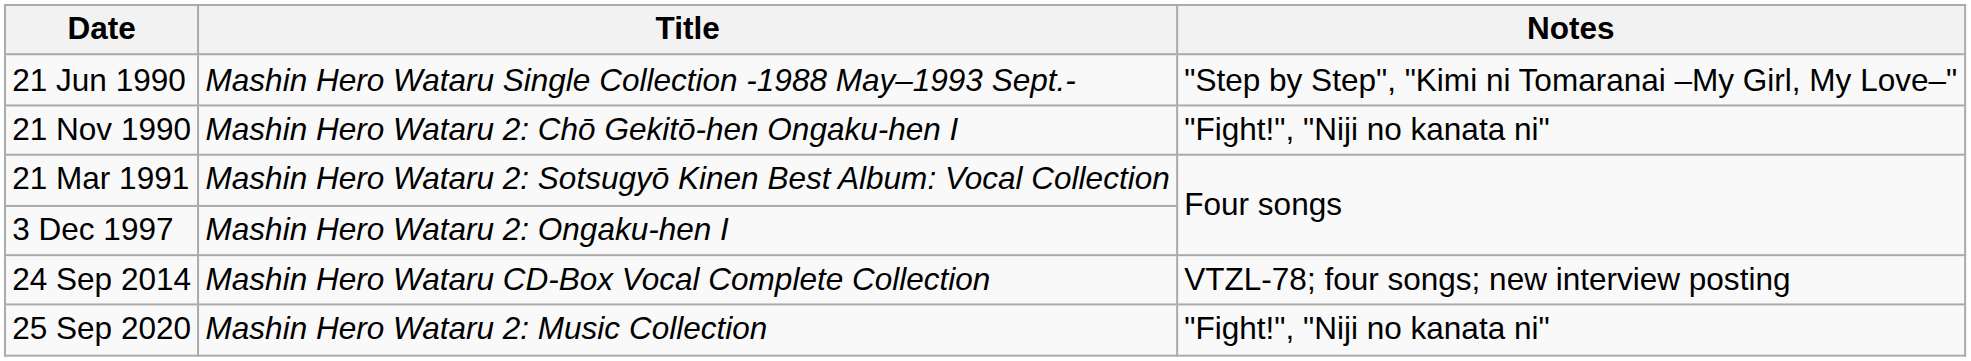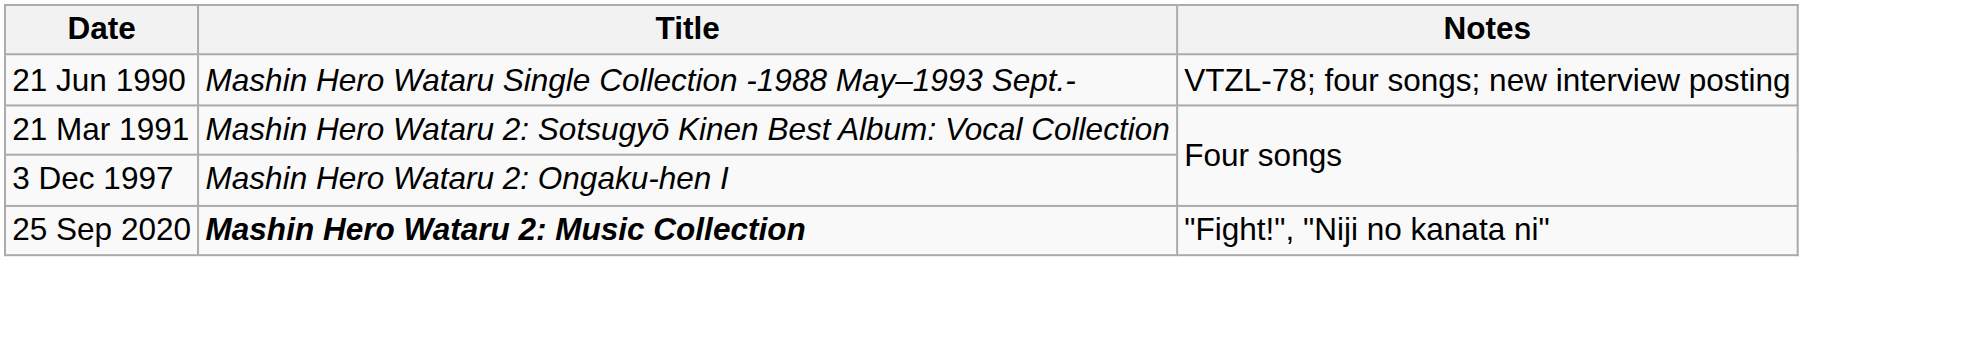(1571, 79) "Step by Step", "Kimi ni Tomaranai –My Girl, My Love–" -> (1487, 79) VTZL-78; four songs; new interview posting
- row: (102, 129)
- row: (102, 279)
(486, 329) normal -> (506, 229) bold
